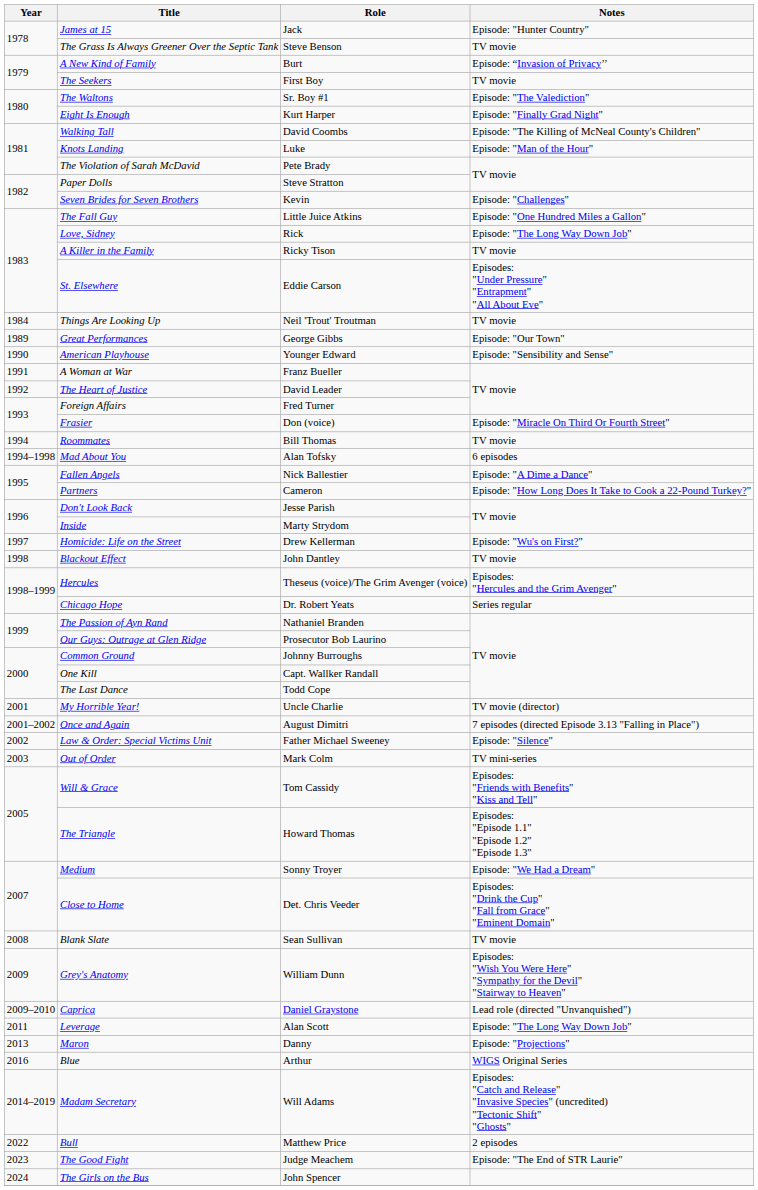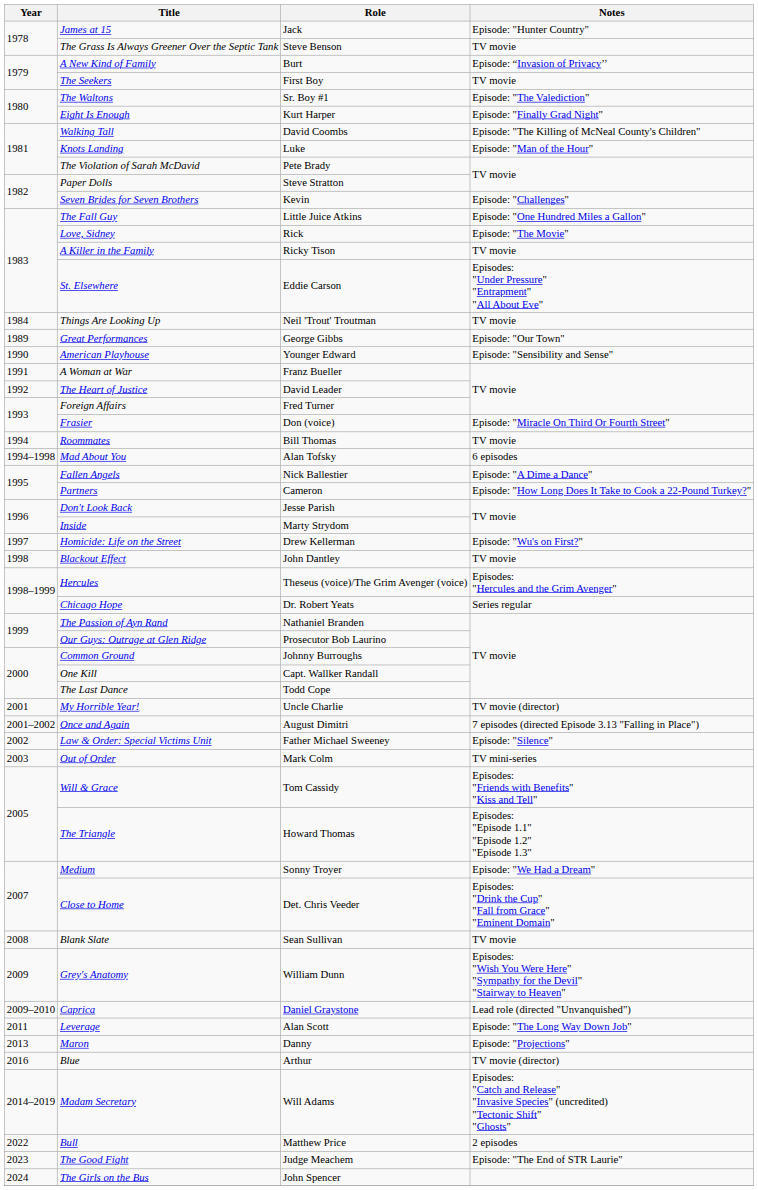(552, 234) Episode: "The Long Way Down Job" -> (521, 234) Episode: "The Movie"
(520, 1060) WIGS Original Series -> (516, 1060) TV movie (director)
